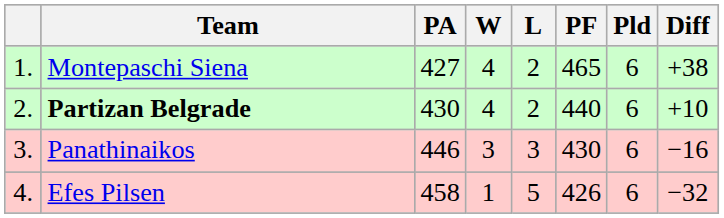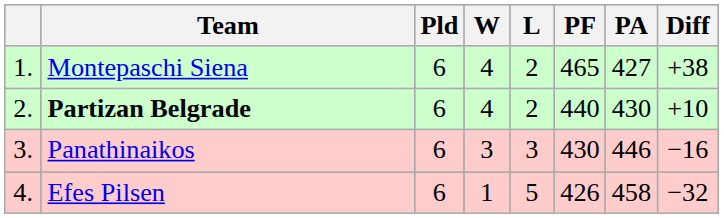columns swapped: (632, 25) <-> (440, 25)
